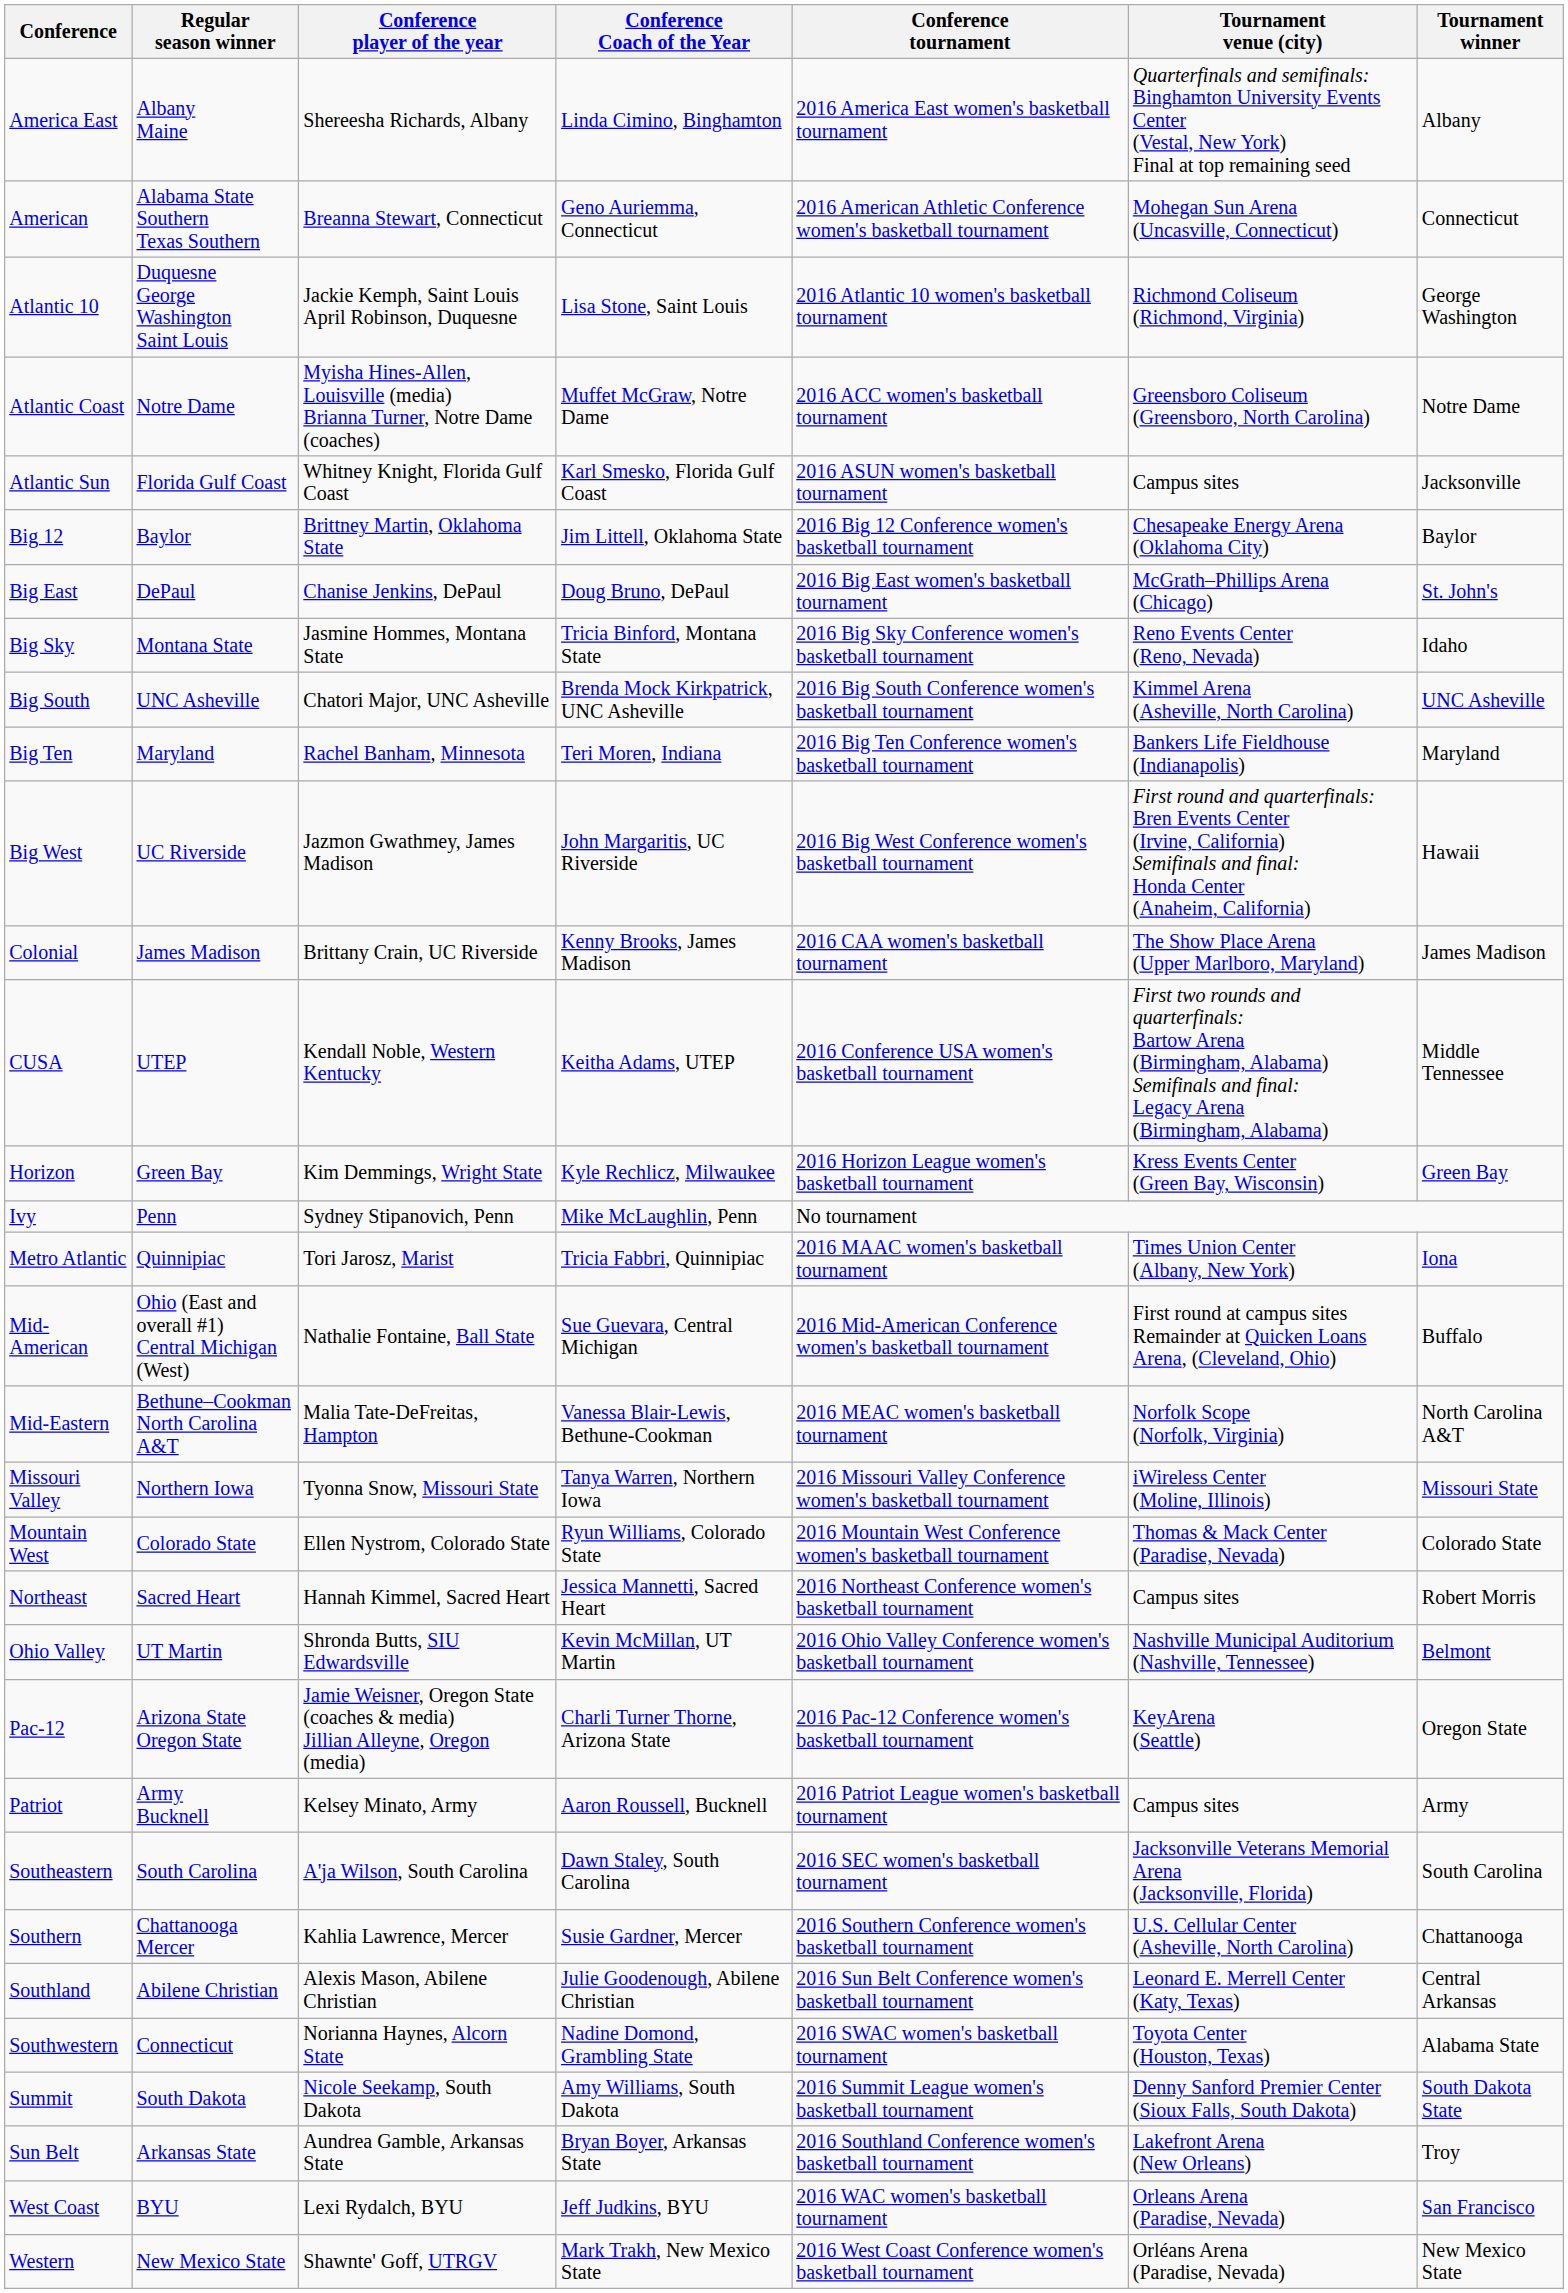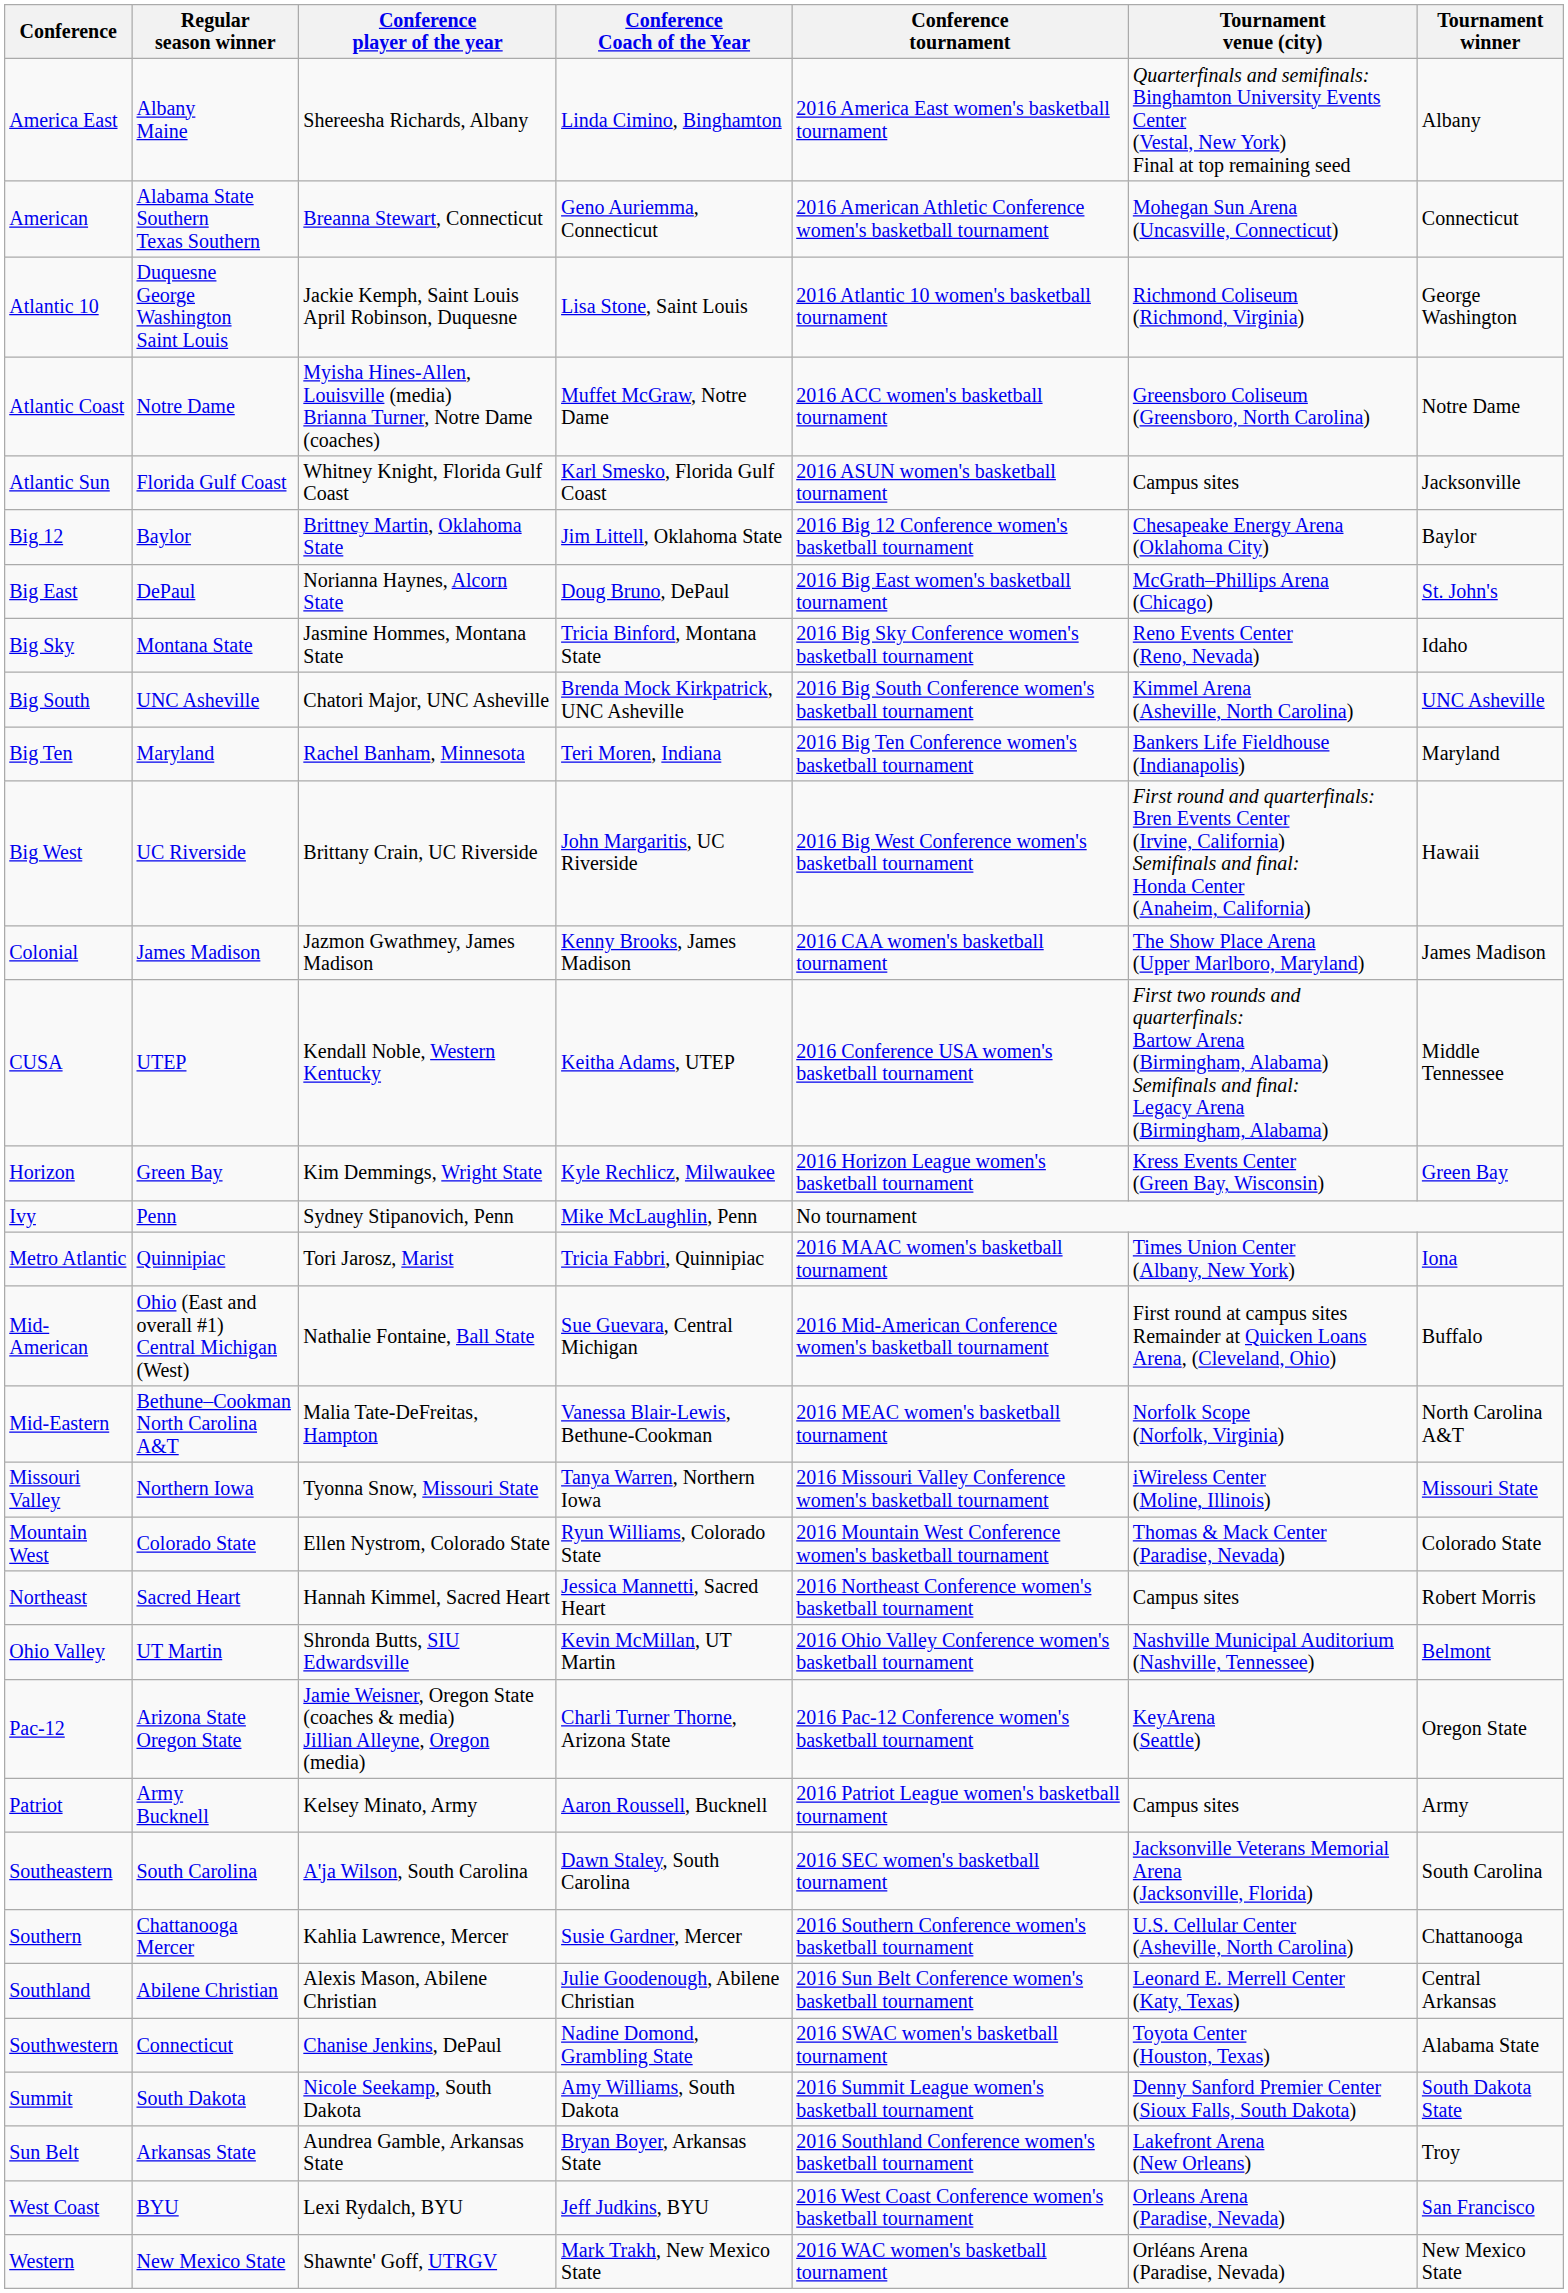(402, 591) Chanise Jenkins, DePaul -> (405, 591) Norianna Haynes, Alcorn State
(409, 853) Jazmon Gwathmey, James Madison -> (421, 853) Brittany Crain, UC Riverside
(421, 952) Brittany Crain, UC Riverside -> (409, 952) Jazmon Gwathmey, James Madison
(405, 2044) Norianna Haynes, Alcorn State -> (402, 2044) Chanise Jenkins, DePaul
(921, 2207) 2016 WAC women's basketball tournament -> (950, 2207) 2016 West Coast Conference women's basketball tournament
(950, 2261) 2016 West Coast Conference women's basketball tournament -> (921, 2261) 2016 WAC women's basketball tournament
